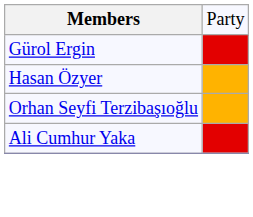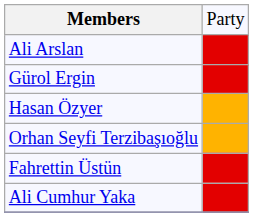+ row: (46, 49)
+ row: (65, 168)
